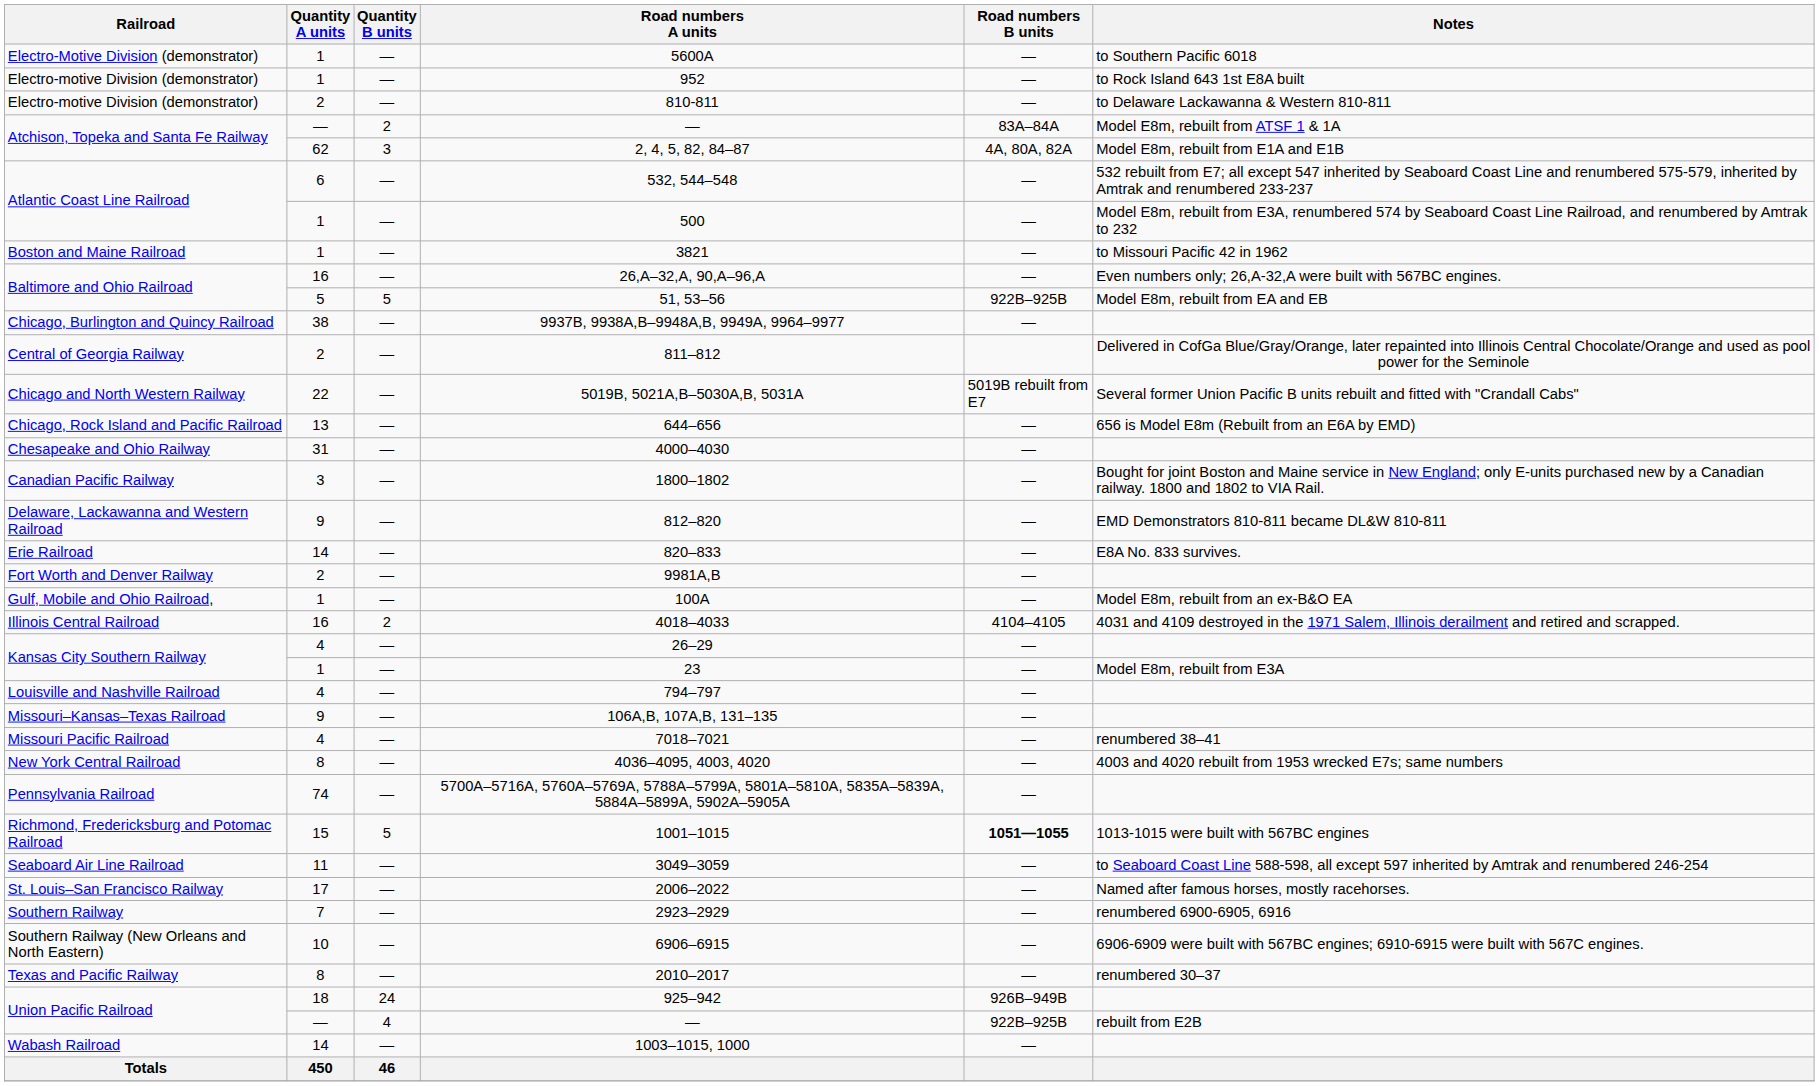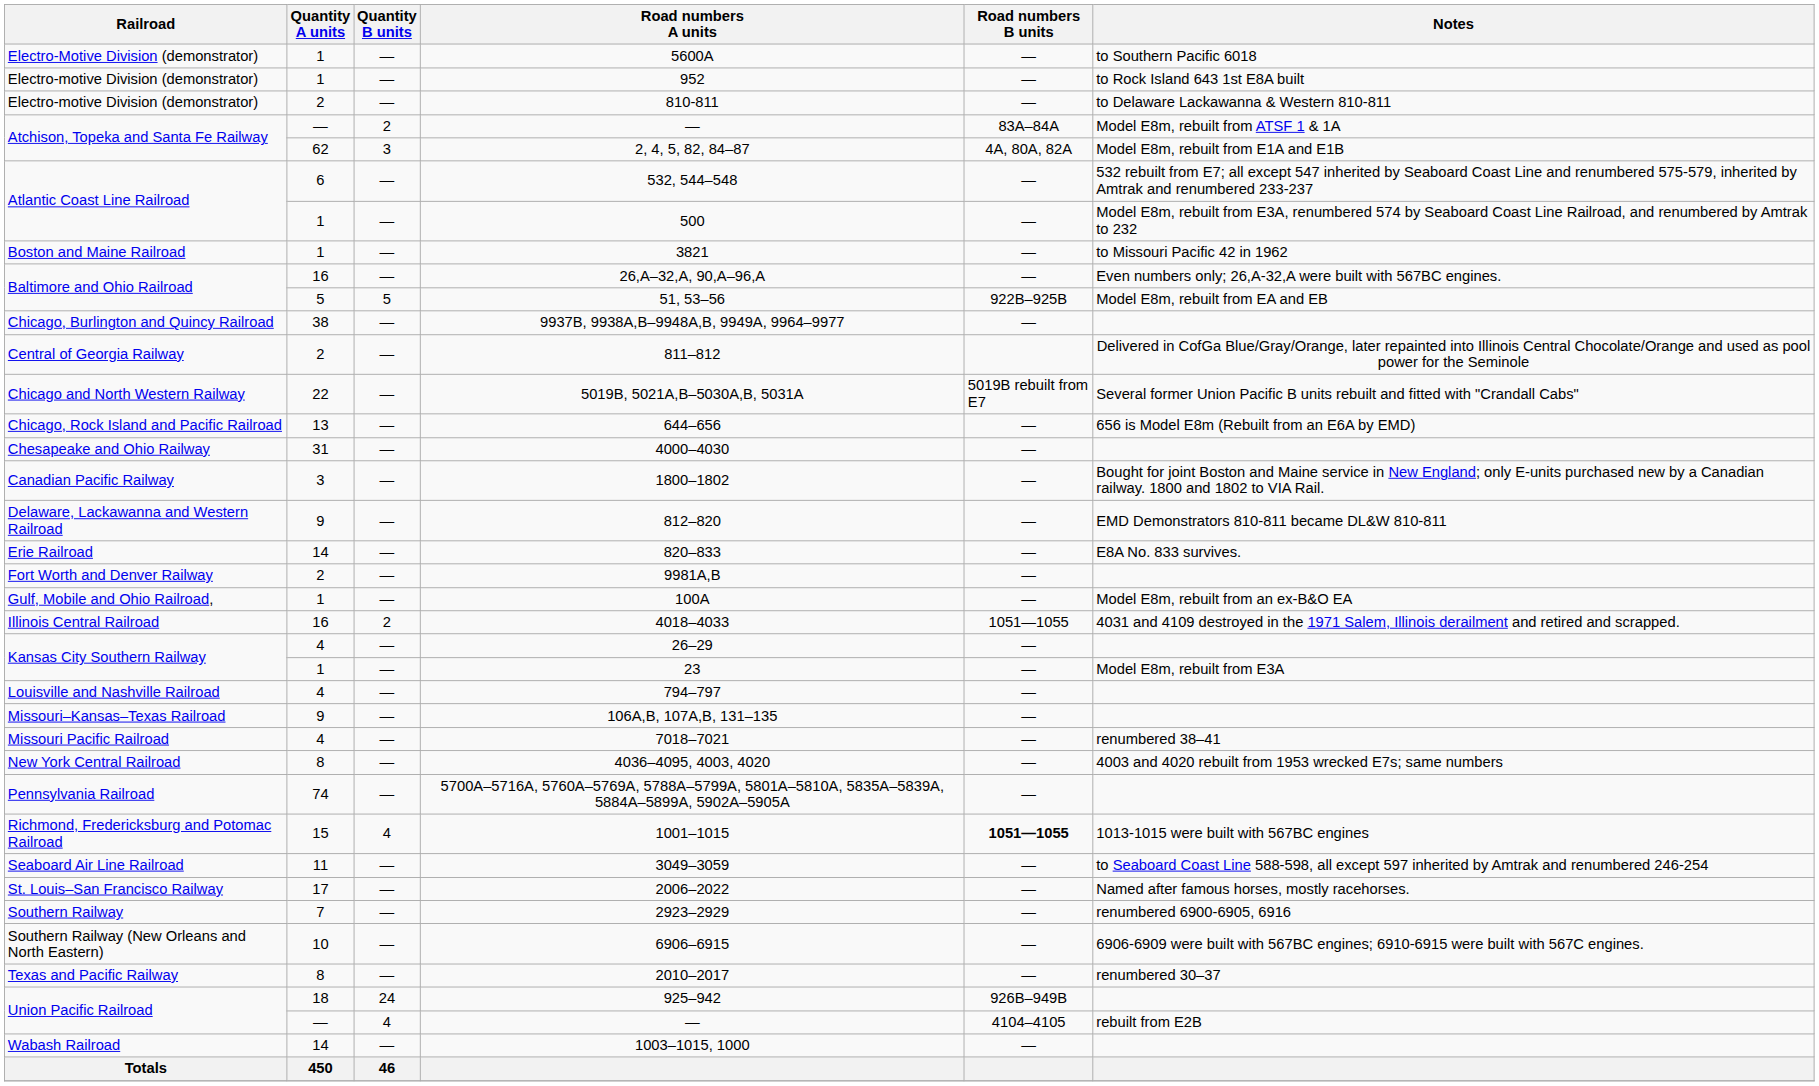(1029, 622) 4104–4105 -> (1029, 622) 1051—1055
(387, 833) 5 -> (387, 833) 4
(1029, 1022) 922B–925B -> (1029, 1022) 4104–4105
